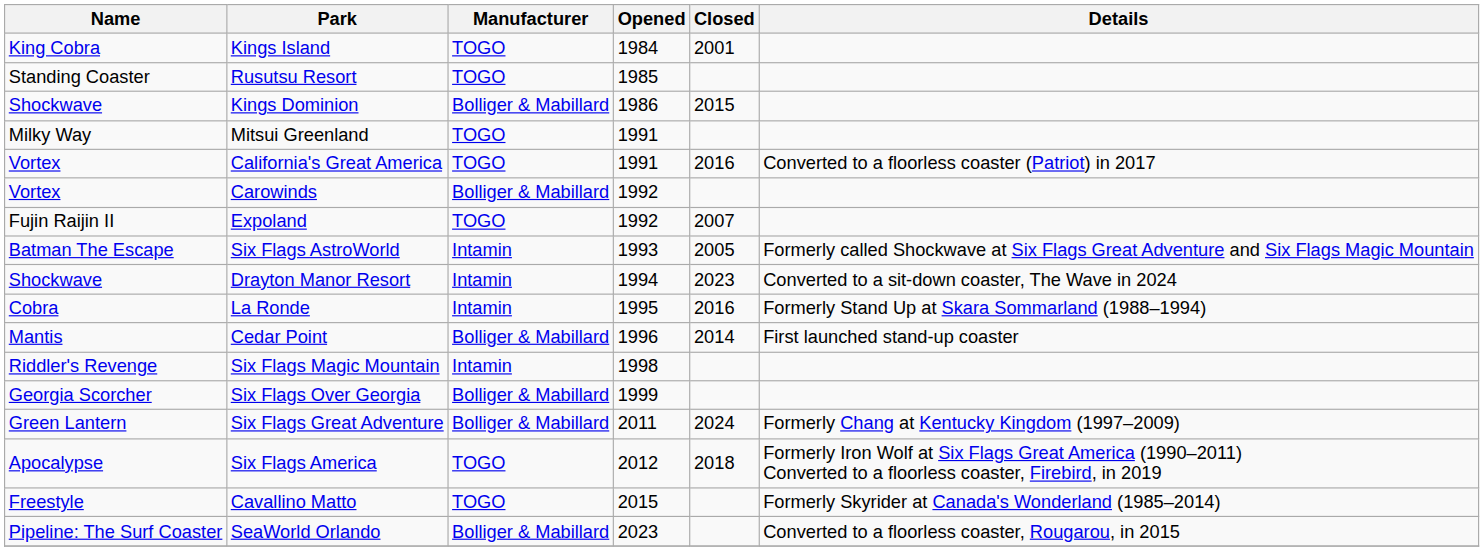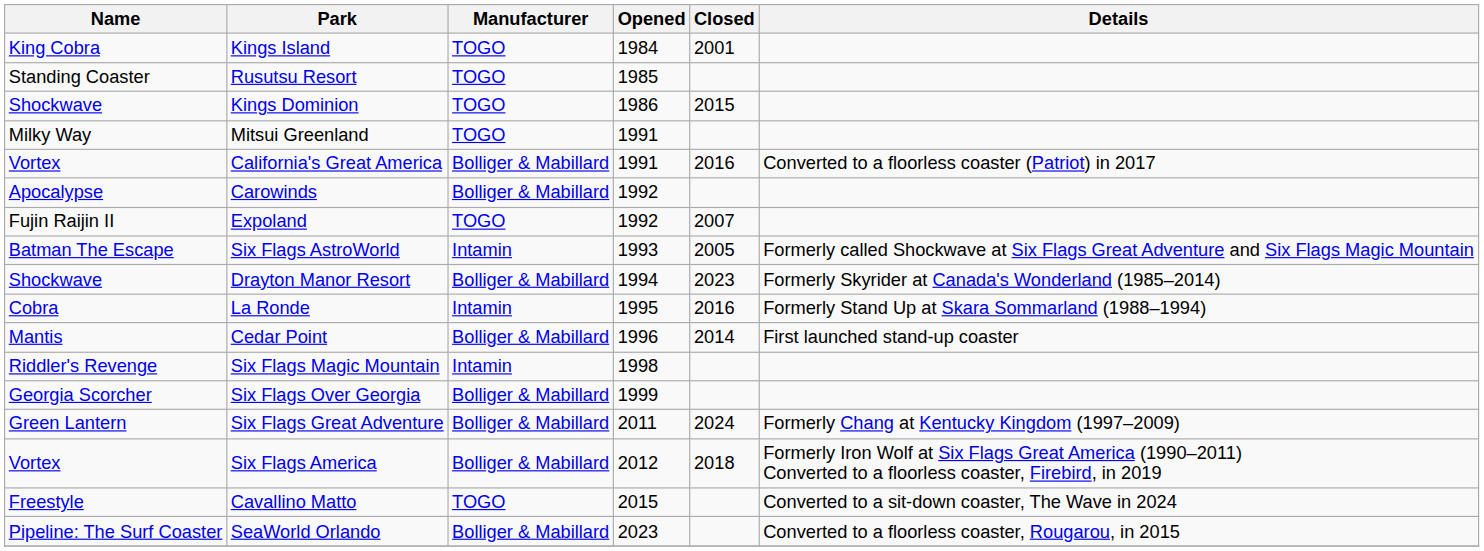(531, 105) Bolliger & Mabillard -> (479, 105) TOGO
(479, 163) TOGO -> (531, 163) Bolliger & Mabillard
(35, 192) Vortex -> (56, 192) Apocalypse
(482, 279) Intamin -> (531, 279) Bolliger & Mabillard
(970, 279) Converted to a sit-down coaster, The Wave in 2024 -> (992, 279) Formerly Skyrider at Canada's Wonderland (1985–2014)
(56, 463) Apocalypse -> (35, 463) Vortex
(479, 463) TOGO -> (531, 463) Bolliger & Mabillard
(992, 502) Formerly Skyrider at Canada's Wonderland (1985–2014) -> (970, 502) Converted to a sit-down coaster, The Wave in 2024
